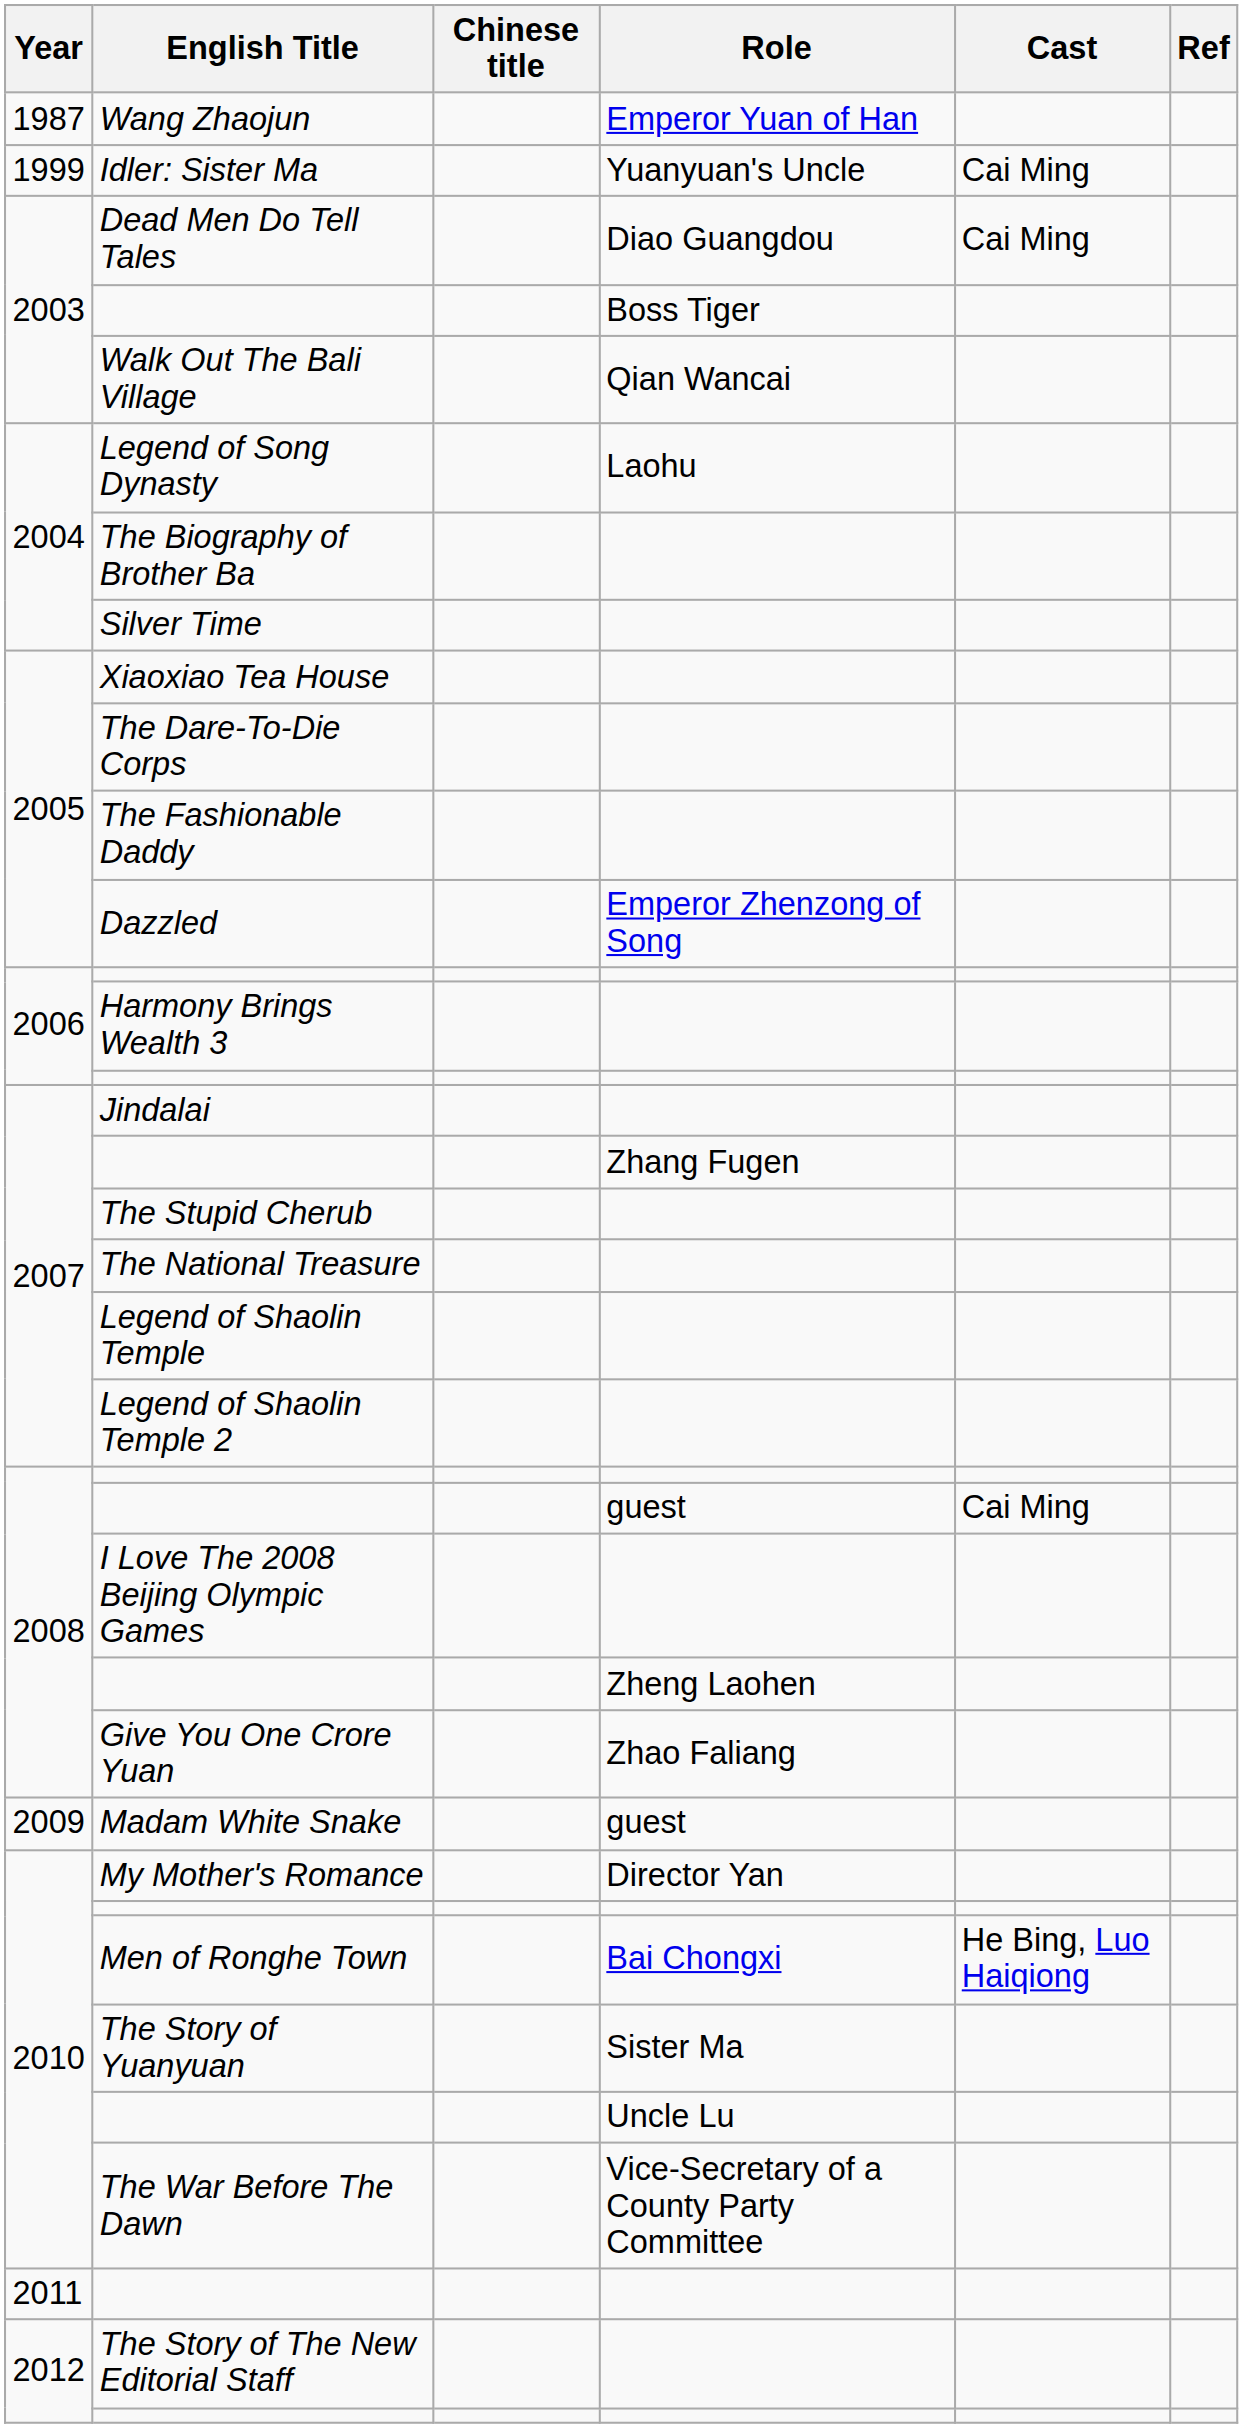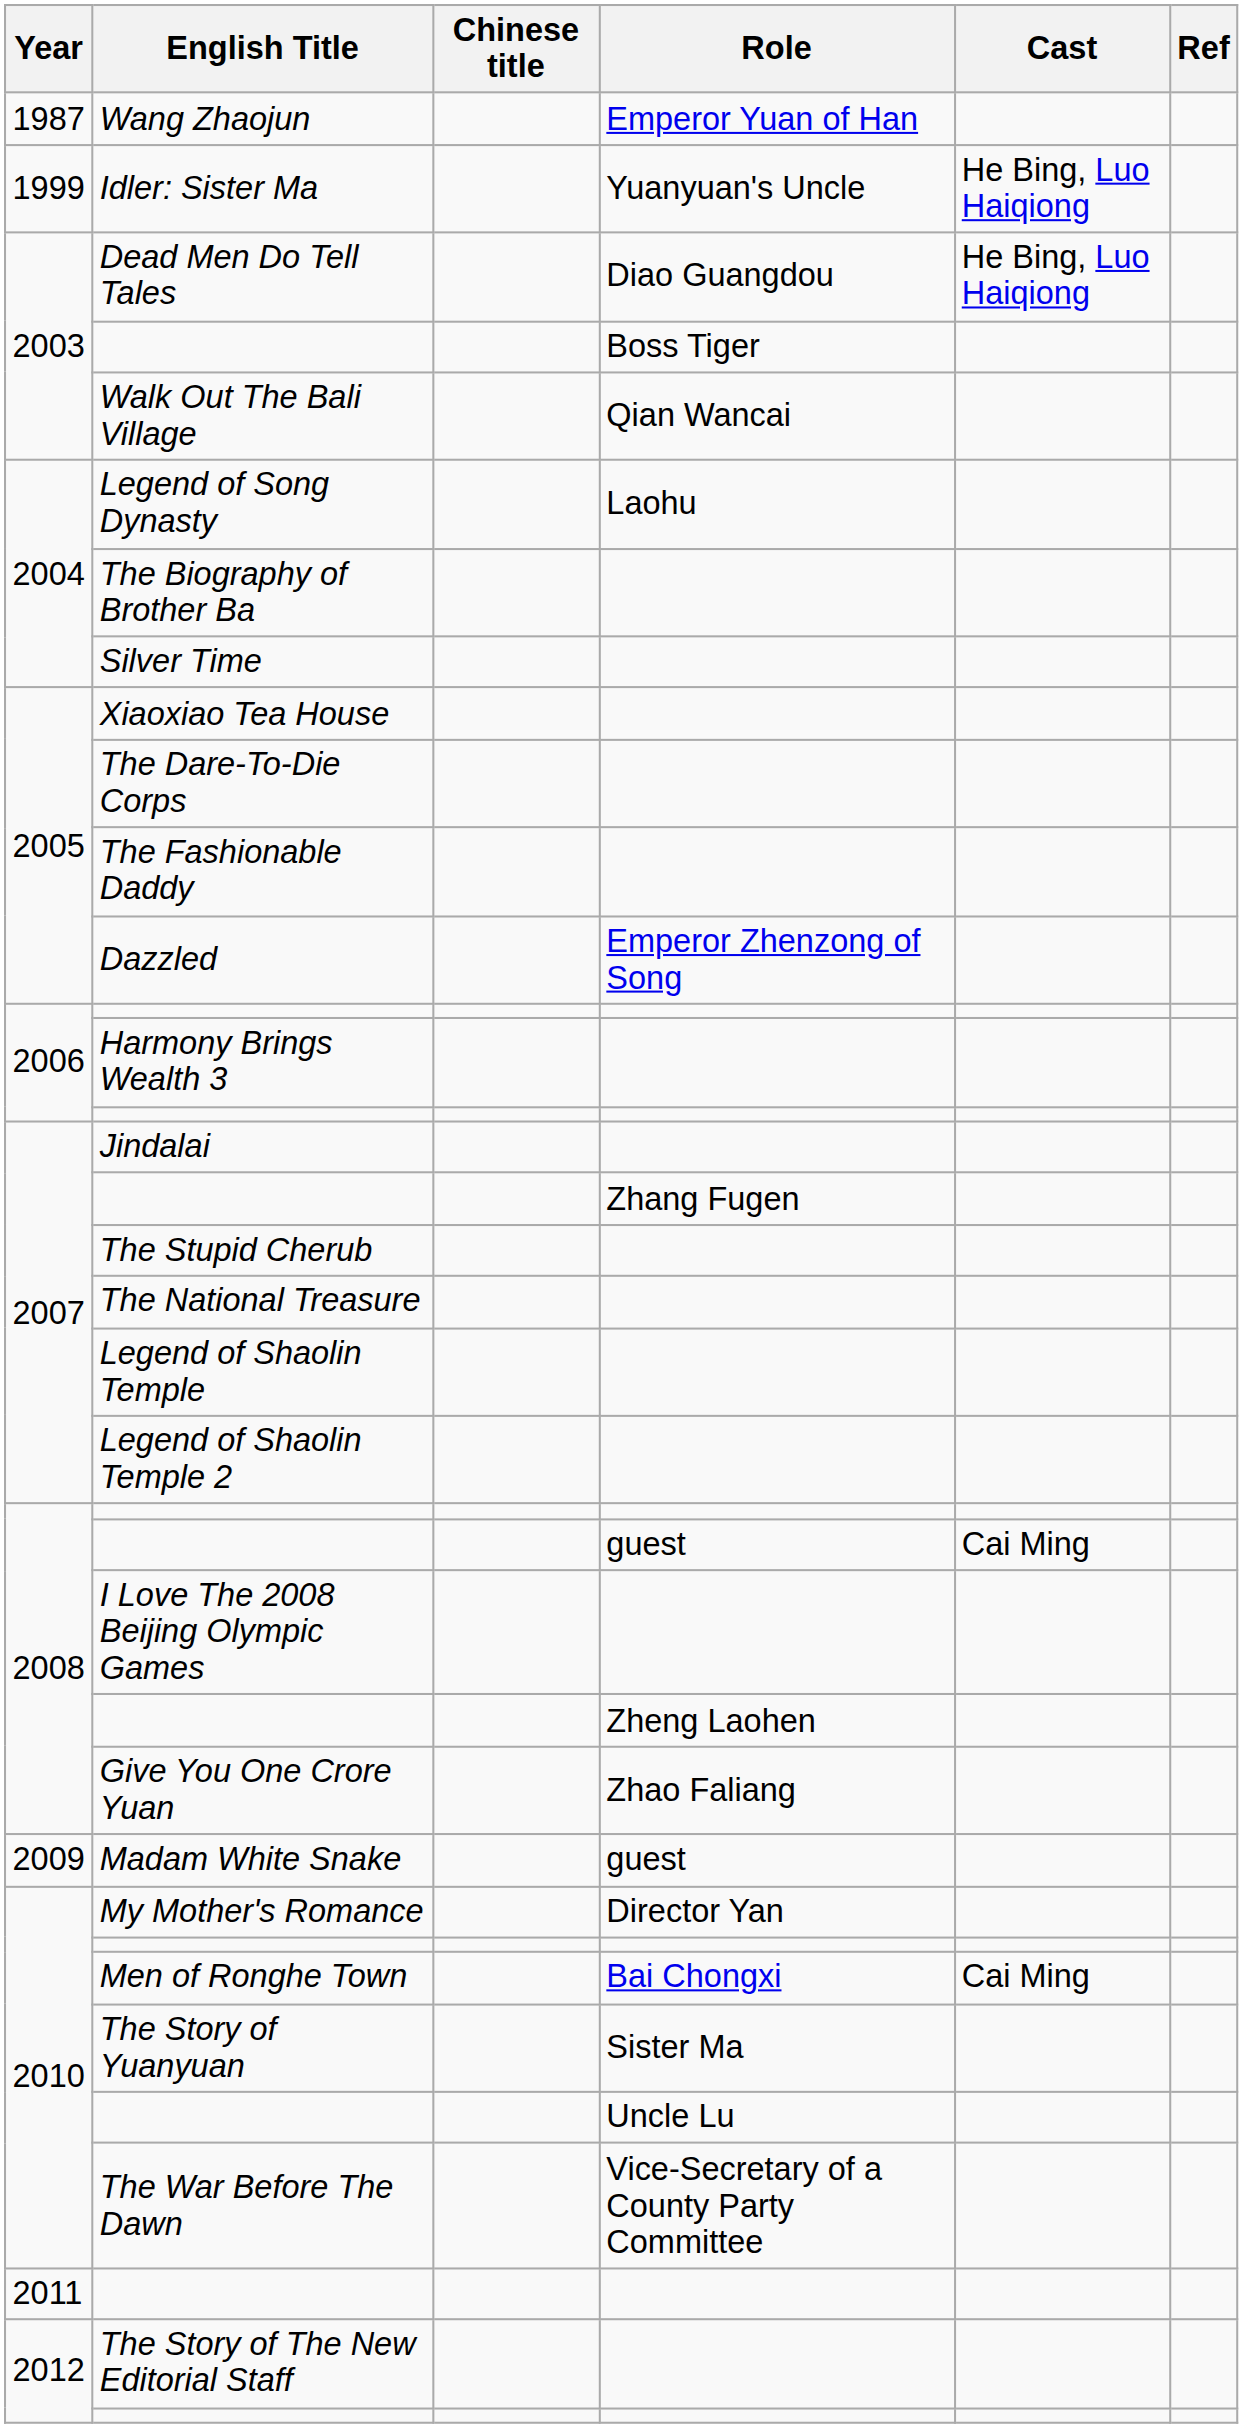(1026, 169) Cai Ming -> (1056, 188) He Bing, Luo Haiqiong
(1026, 239) Cai Ming -> (1056, 276) He Bing, Luo Haiqiong
(1056, 1959) He Bing, Luo Haiqiong -> (1026, 1977) Cai Ming
